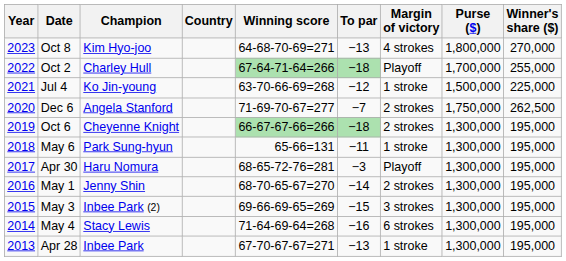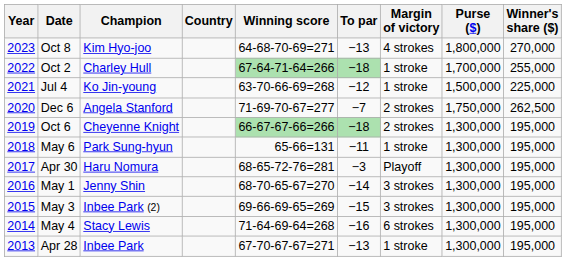(402, 68) Playoff -> (405, 68) 1 stroke
(409, 186) 2 strokes -> (409, 186) 3 strokes
